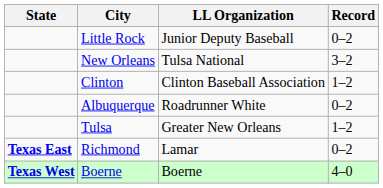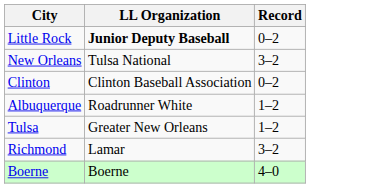- column: (41, 15)
(228, 37) normal -> (159, 37) bold
(342, 82) 1–2 -> (269, 82) 0–2
(342, 104) 0–2 -> (269, 104) 1–2
(342, 149) 0–2 -> (269, 149) 3–2
